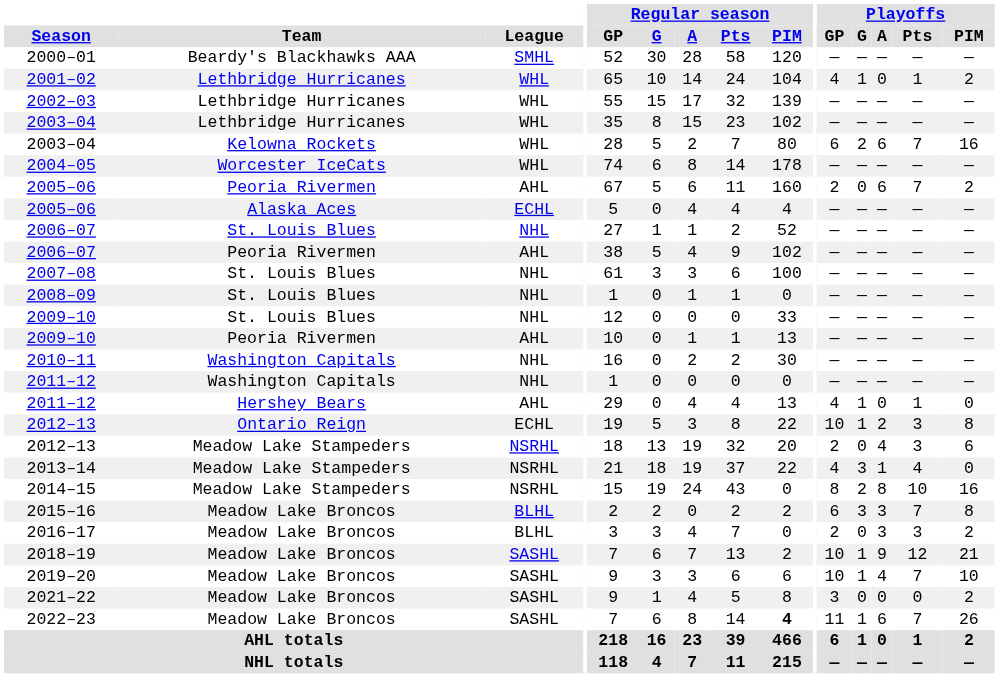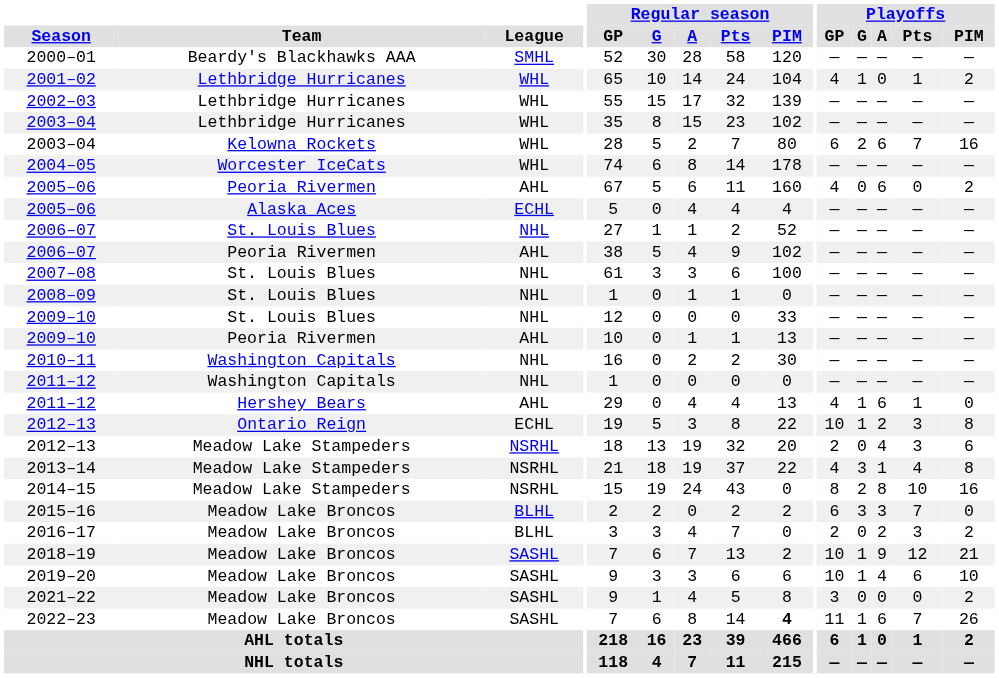(834, 188) 2 -> (834, 188) 4
(917, 188) 7 -> (917, 188) 0
(882, 403) 0 -> (882, 403) 6
(969, 468) 0 -> (969, 468) 8
(969, 511) 8 -> (969, 511) 0
(882, 533) 3 -> (882, 533) 2
(917, 576) 7 -> (917, 576) 6
